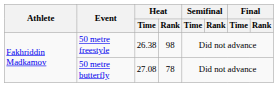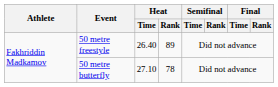(147, 45) 26.38 -> (147, 45) 26.40
(170, 45) 98 -> (170, 45) 89
(147, 70) 27.08 -> (147, 70) 27.10
